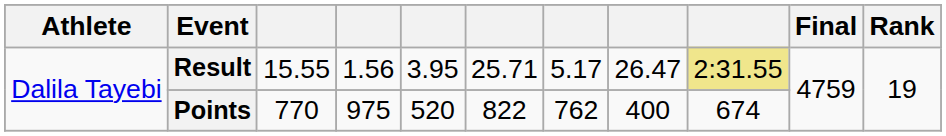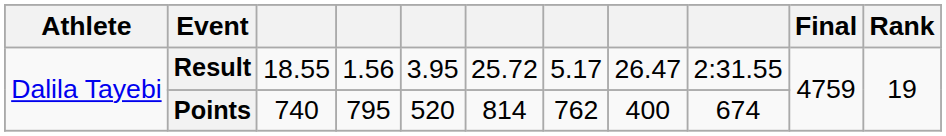(297, 68) 15.55 -> (297, 68) 18.55
(504, 68) 25.71 -> (504, 68) 25.72
(738, 68) khaki background -> (738, 68) no background
(297, 111) 770 -> (297, 111) 740
(368, 111) 975 -> (368, 111) 795
(504, 111) 822 -> (504, 111) 814
